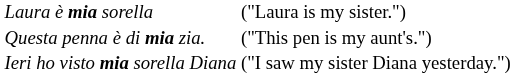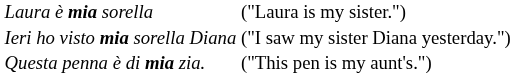rows swapped: (120, 63) <-> (105, 37)
